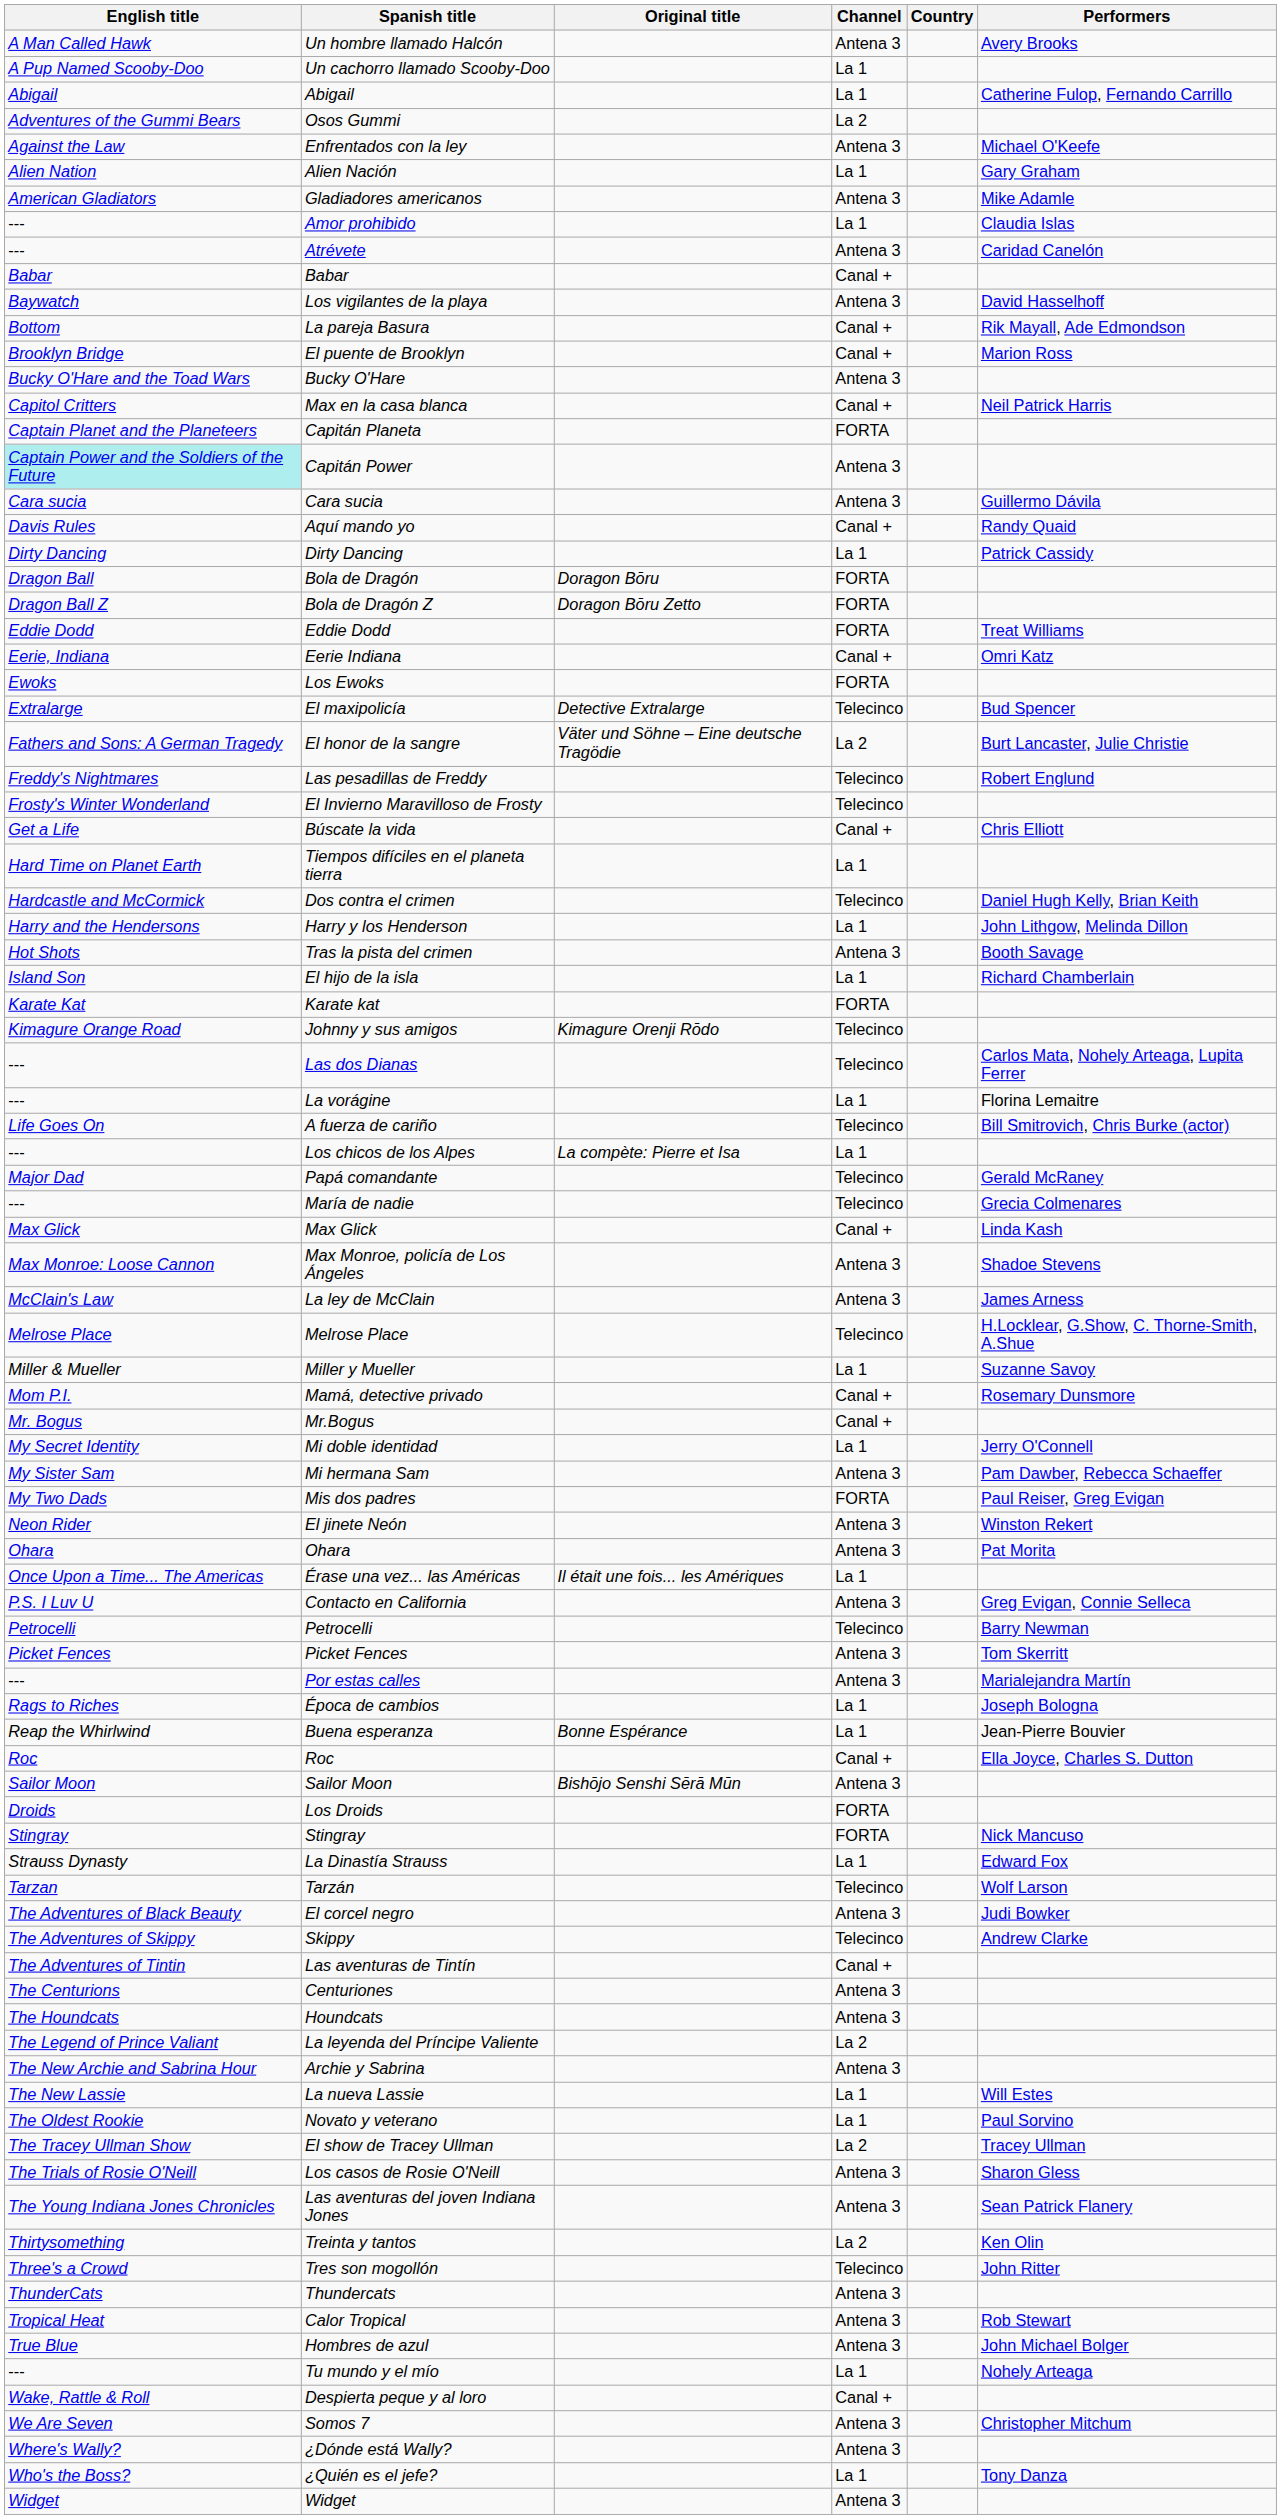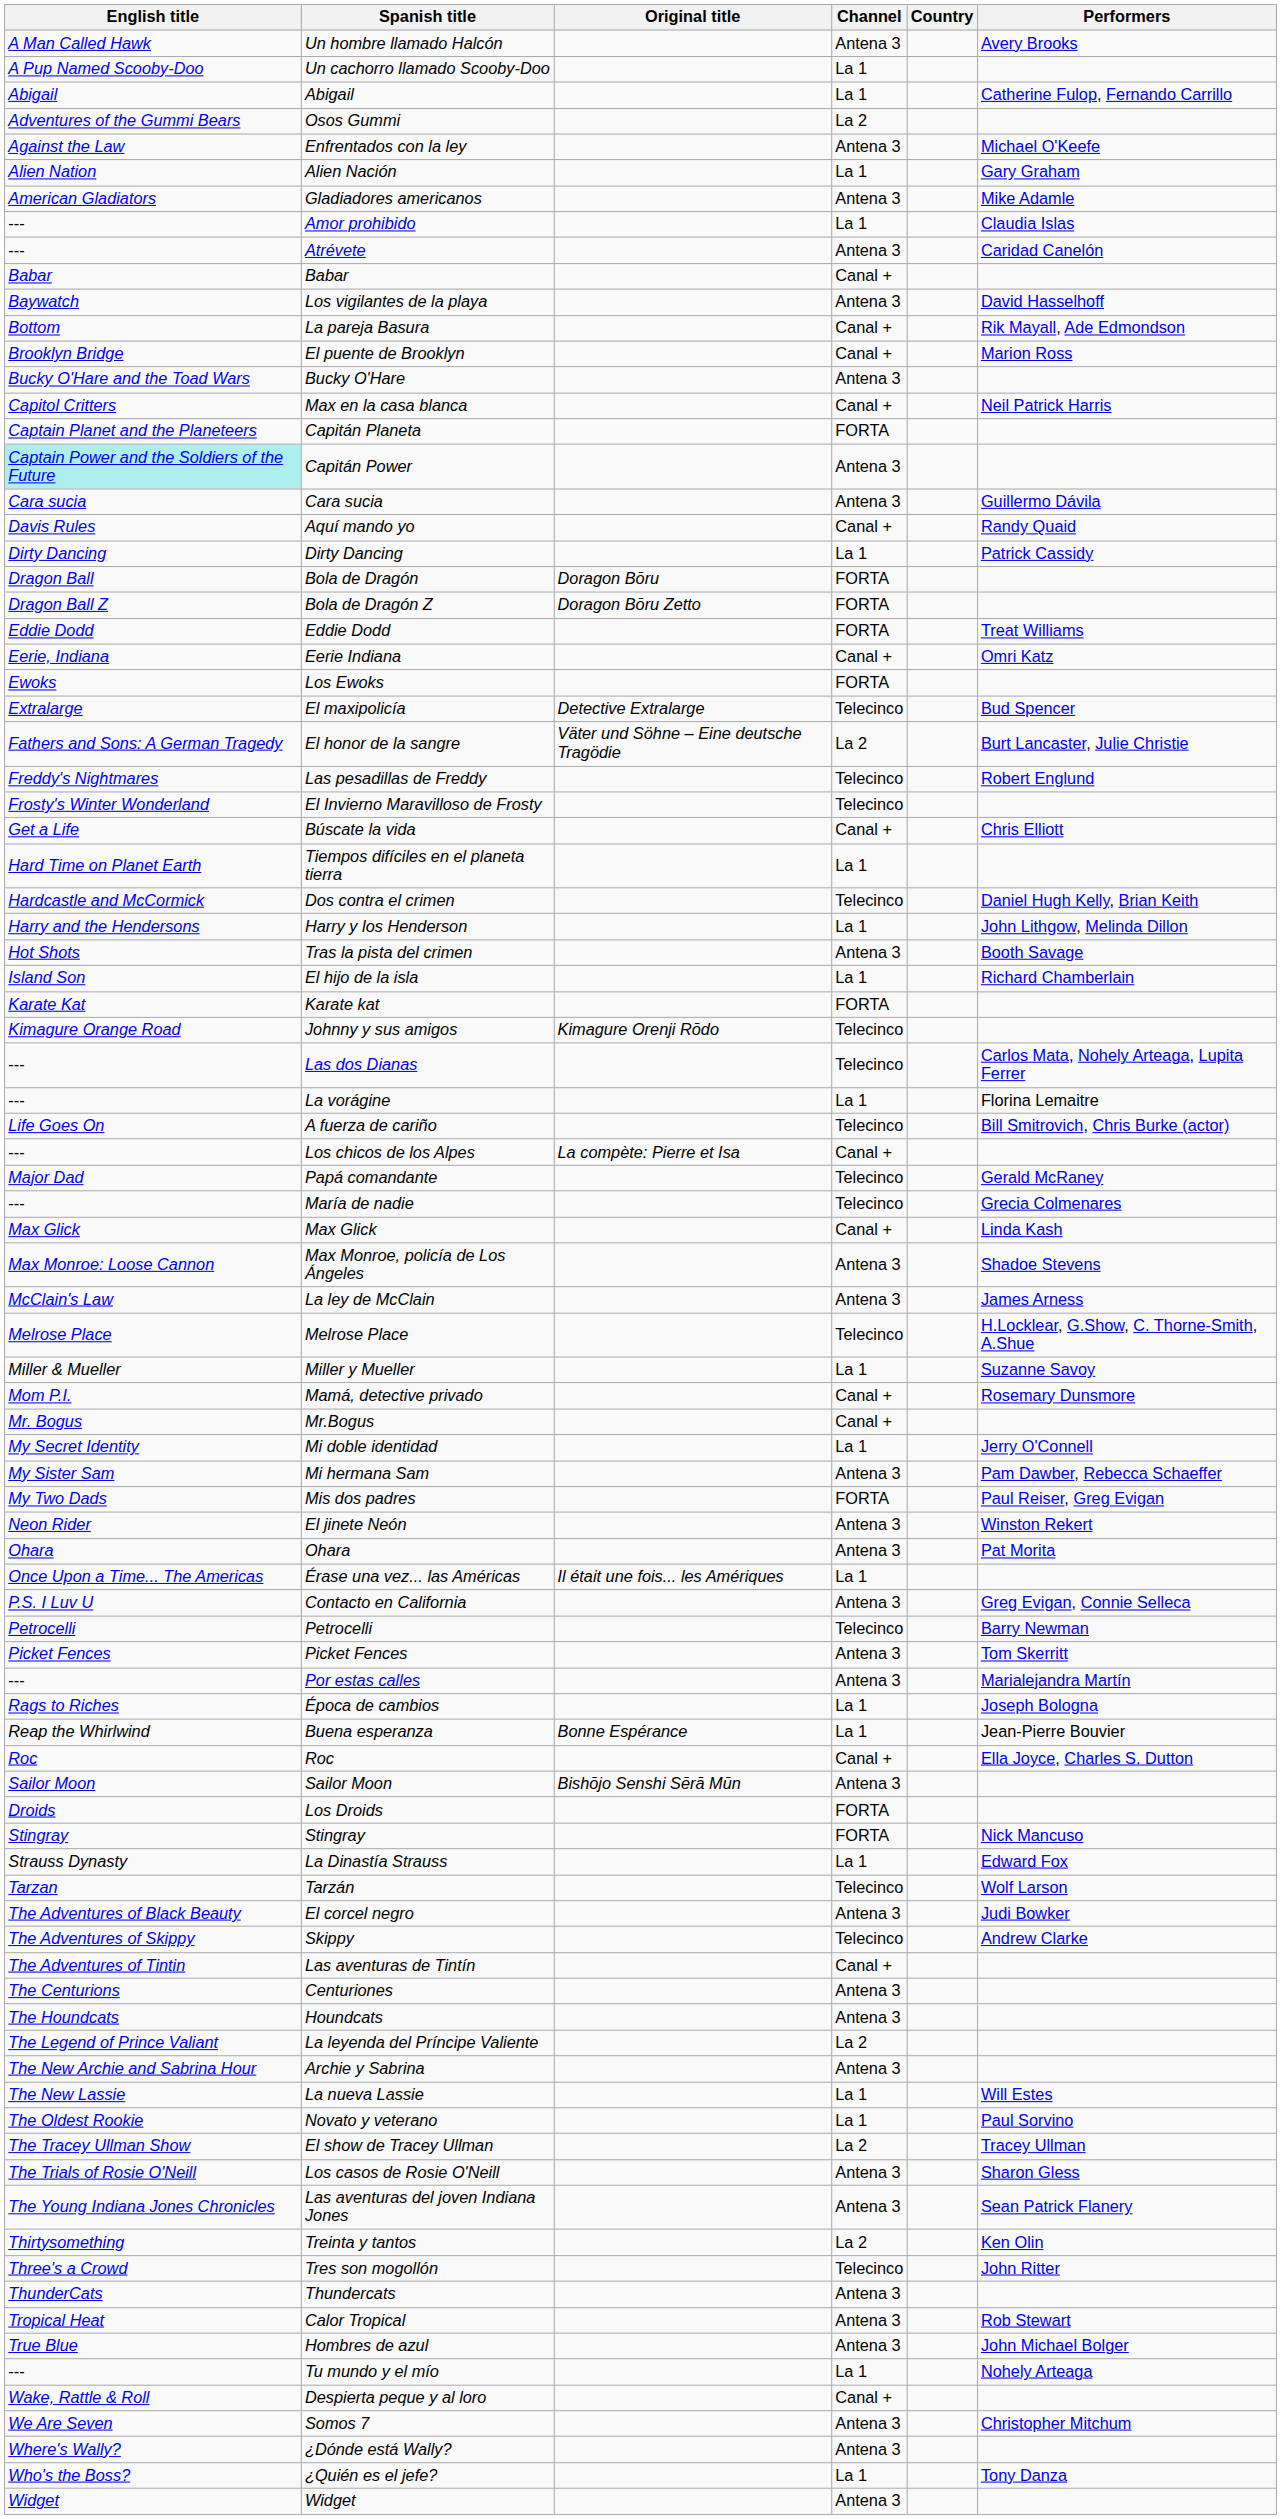(851, 1152) La 1 -> (864, 1152) Canal +
